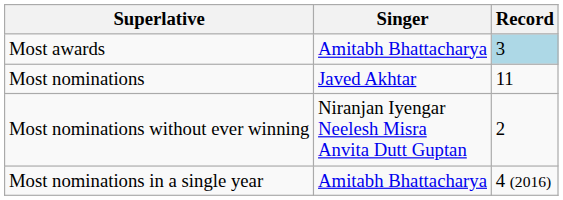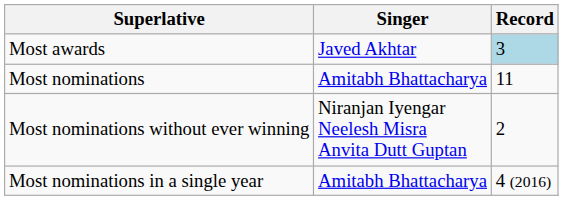(403, 49) Amitabh Bhattacharya -> (367, 49) Javed Akhtar
(367, 78) Javed Akhtar -> (403, 78) Amitabh Bhattacharya
